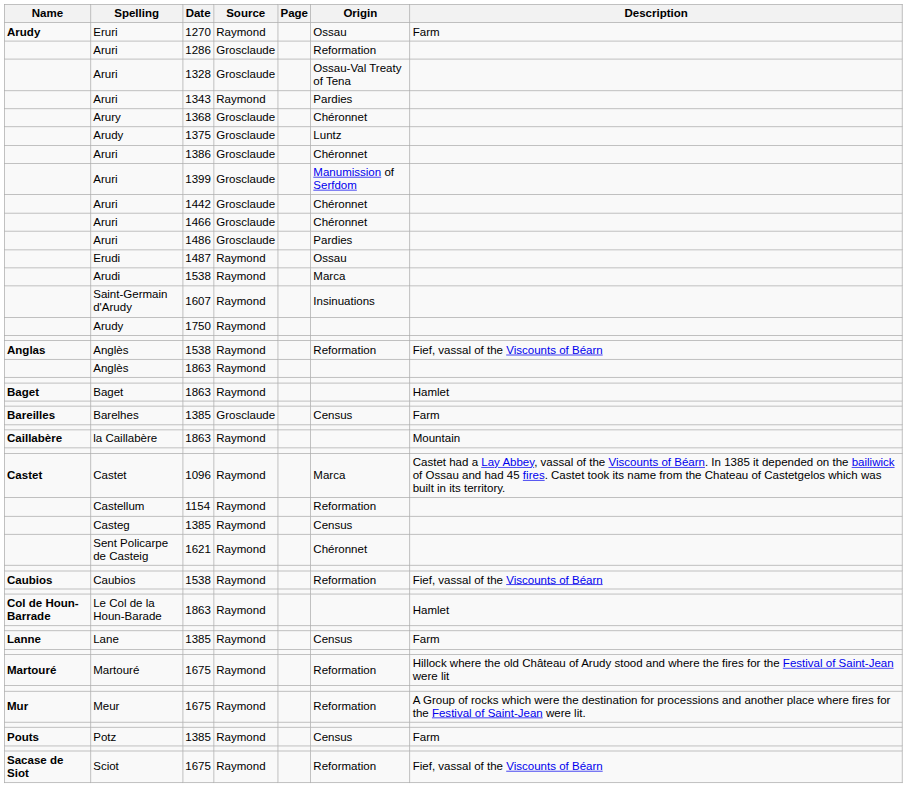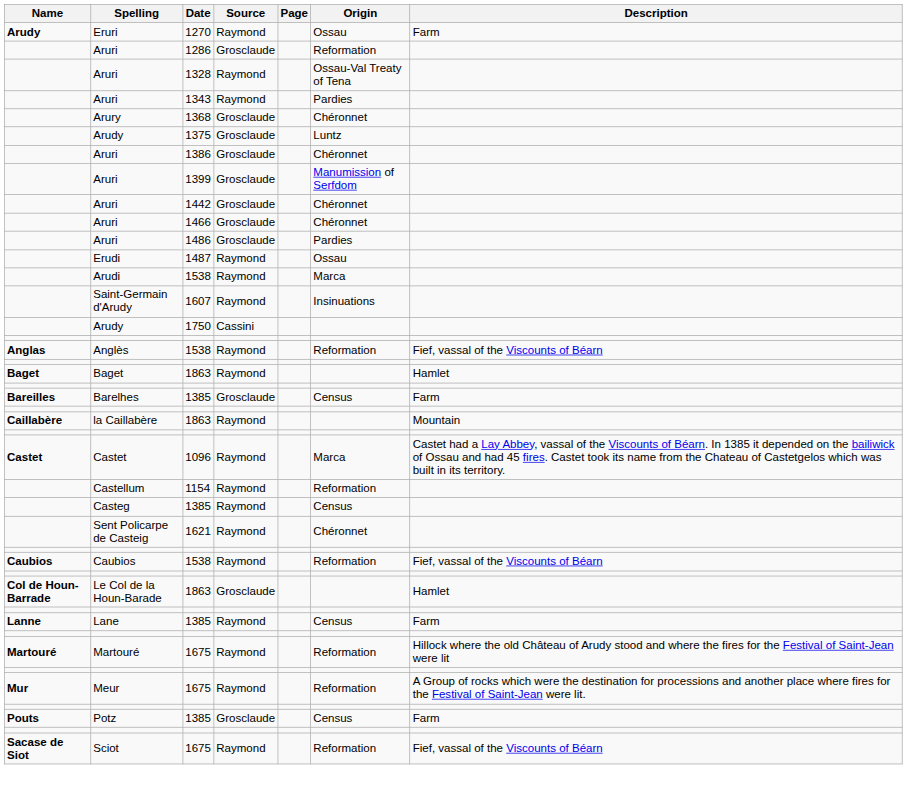(246, 74) Grosclaude -> (241, 74) Raymond
(241, 326) Raymond -> (235, 326) Cassini
- row: (111, 368)
(241, 610) Raymond -> (246, 591) Grosclaude
(241, 736) Raymond -> (246, 718) Grosclaude
